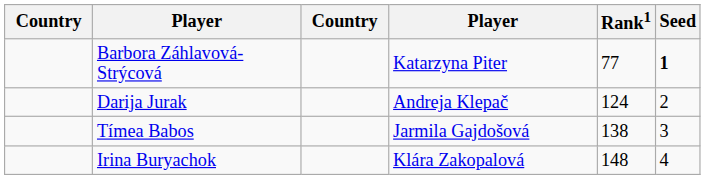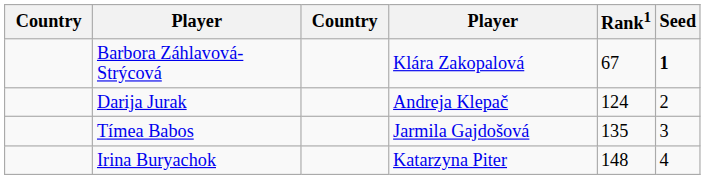(450, 63) Katarzyna Piter -> (459, 63) Klára Zakopalová
(610, 63) 77 -> (610, 63) 67
(615, 131) 138 -> (615, 131) 135
(459, 160) Klára Zakopalová -> (450, 160) Katarzyna Piter
